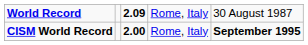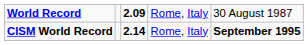(134, 31) 2.00 -> (134, 31) 2.14
